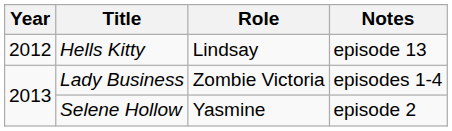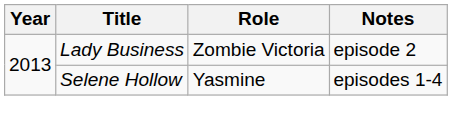- row: (102, 49)
(388, 79) episodes 1-4 -> (375, 49) episode 2
(375, 110) episode 2 -> (388, 79) episodes 1-4
